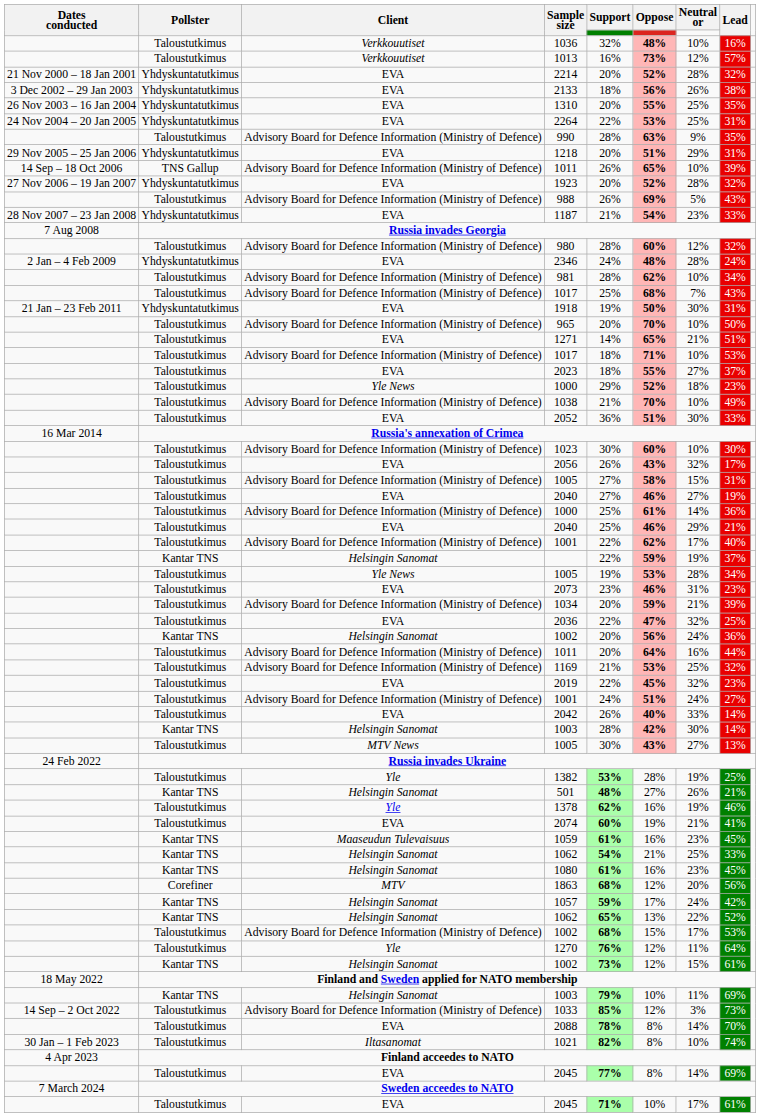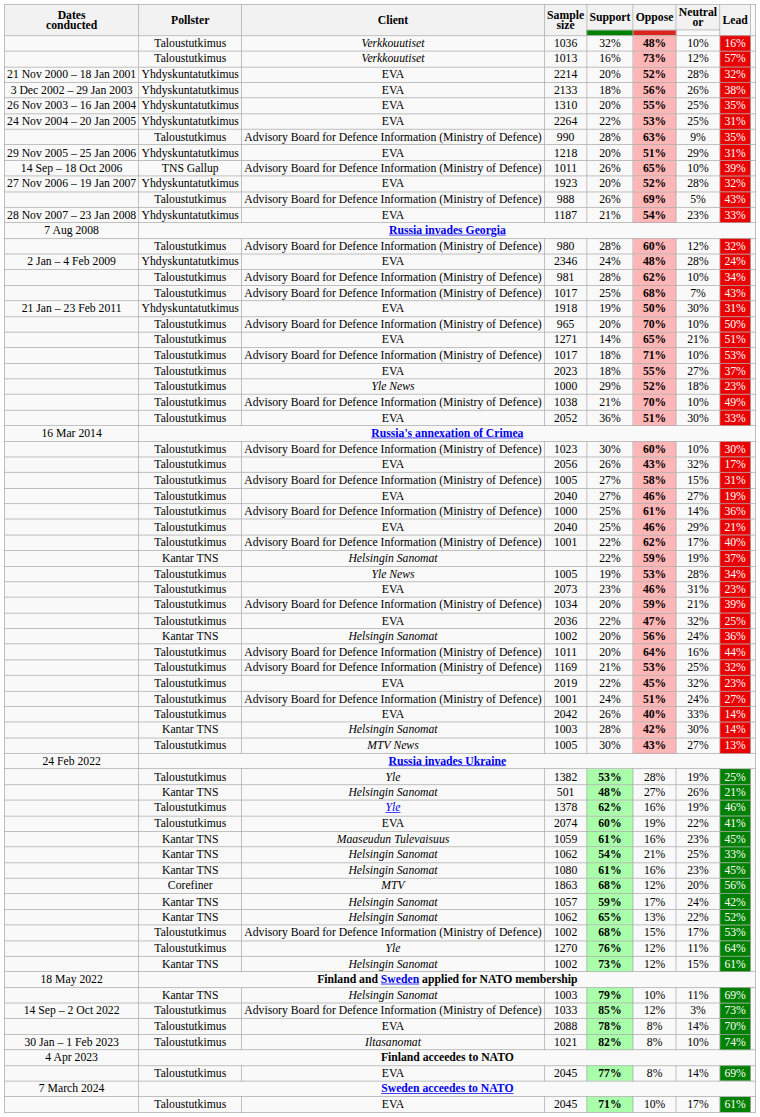(698, 823) 21% -> (698, 823) 22%
